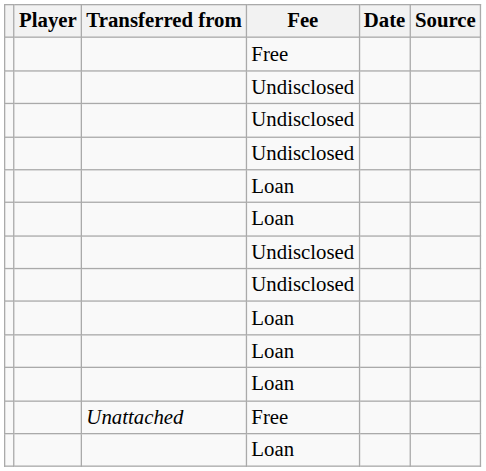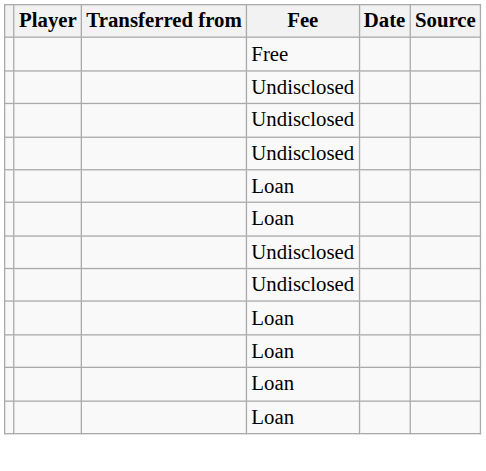- row: (135, 416)
